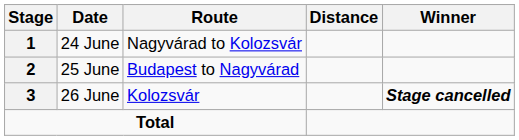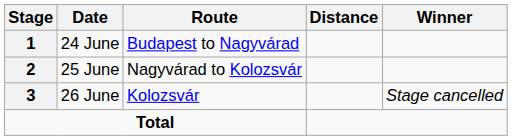(215, 43) Nagyvárad to Kolozsvár -> (213, 43) Budapest to Nagyvárad
(213, 69) Budapest to Nagyvárad -> (215, 69) Nagyvárad to Kolozsvár
(448, 95) bold -> (445, 95) normal
